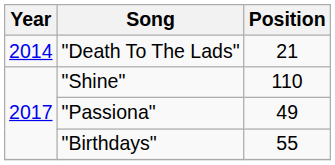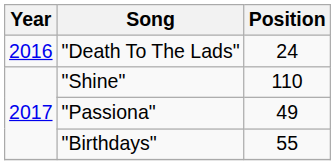(31, 50) 2014 -> (31, 50) 2016
(287, 50) 21 -> (287, 50) 24
